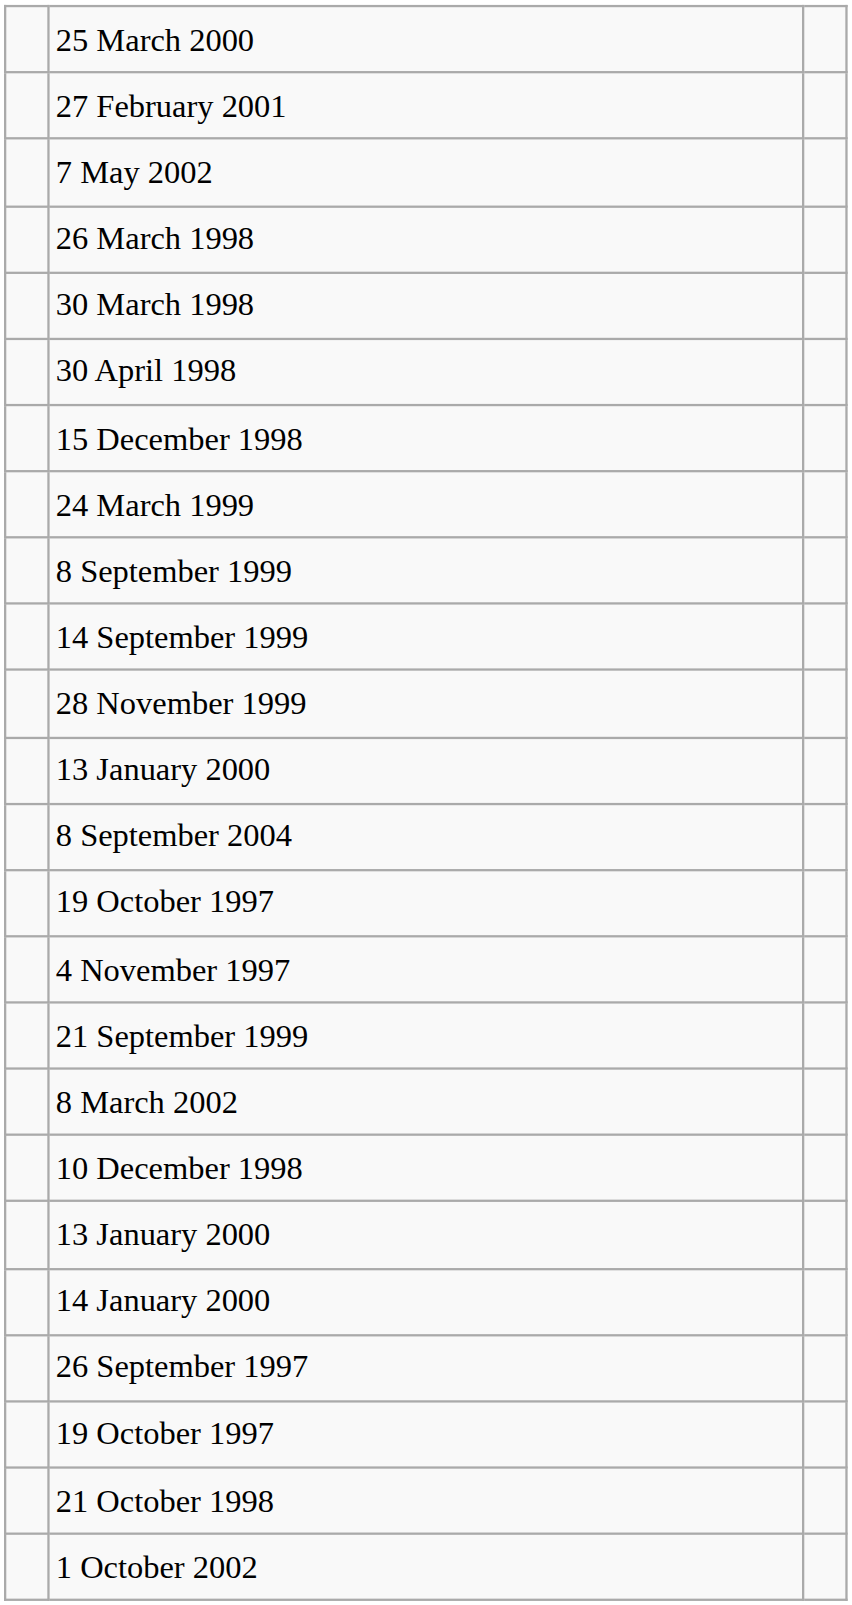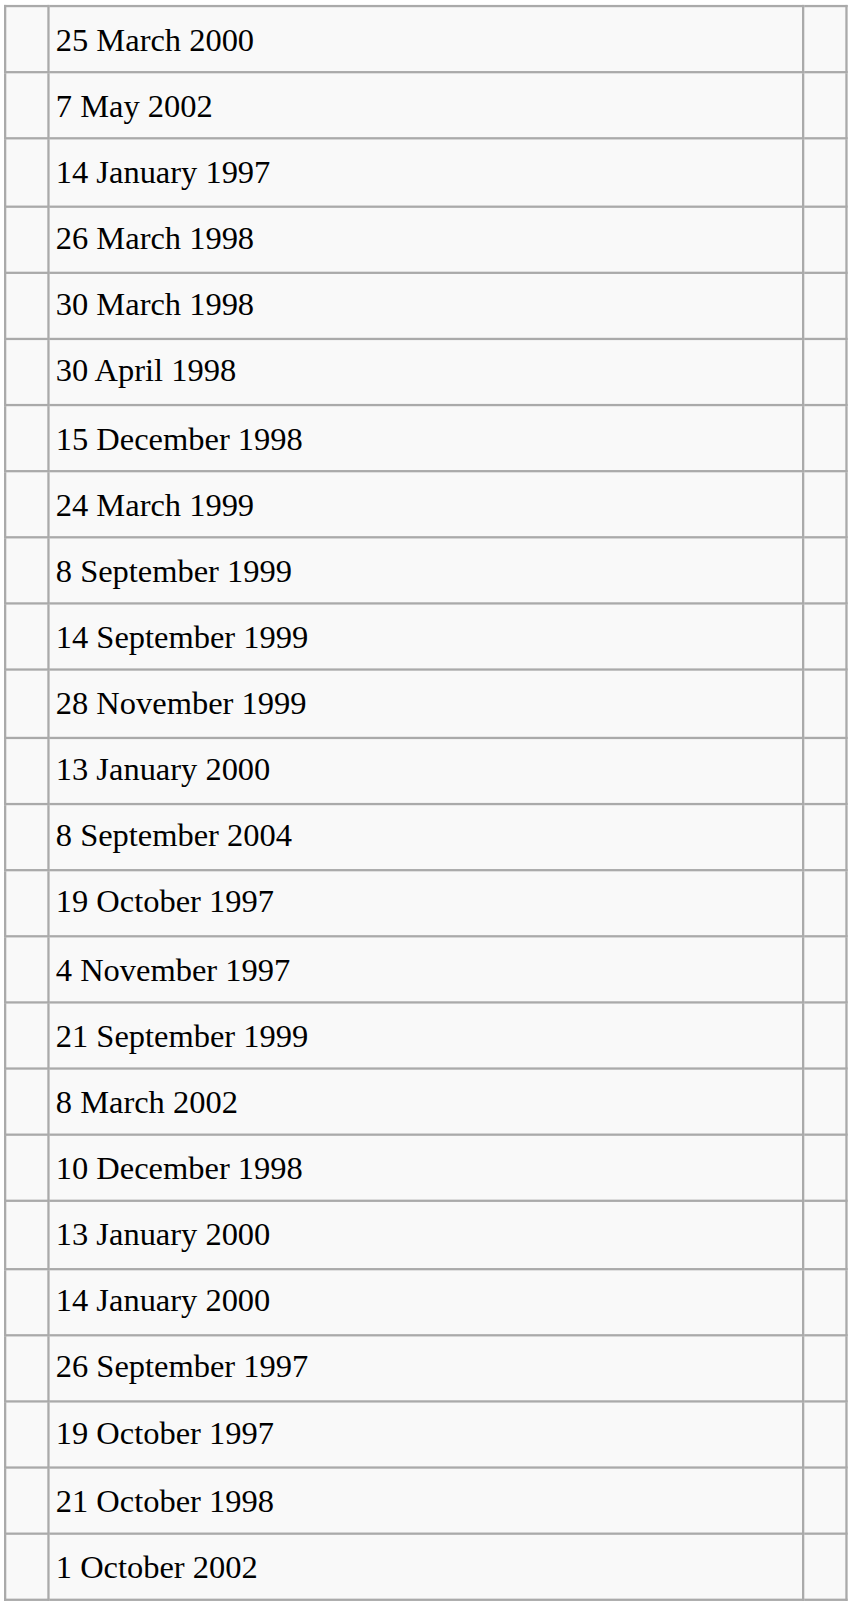- row: (27, 106)
+ row: (27, 173)
